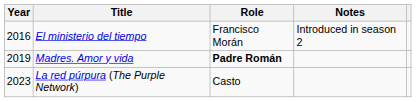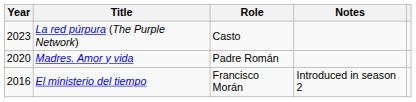rows swapped: (91, 36) <-> (100, 82)
(19, 59) 2019 -> (19, 59) 2020
(247, 59) bold -> (246, 59) normal
